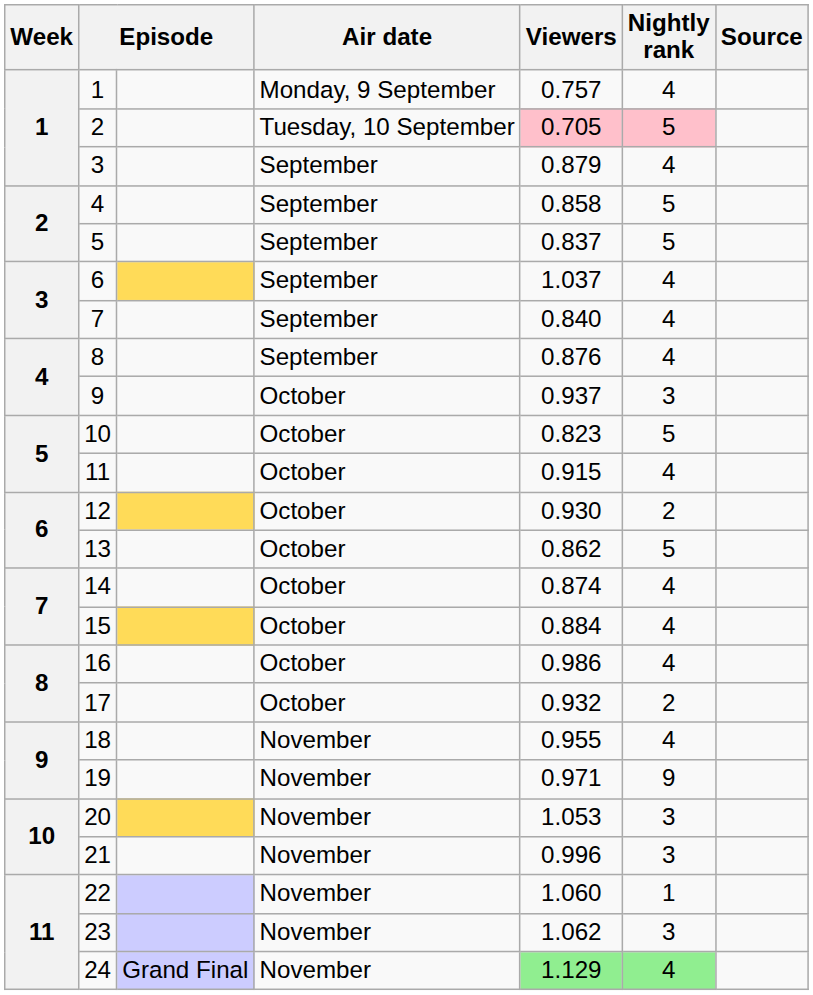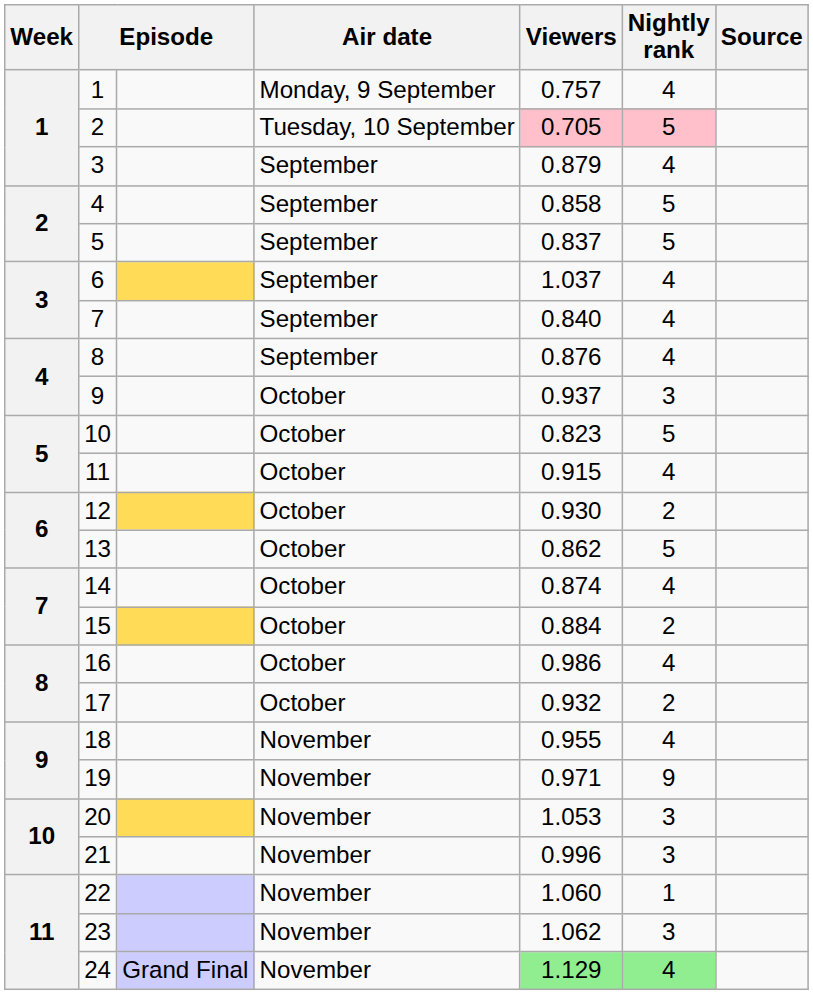(669, 625) 4 -> (669, 625) 2
